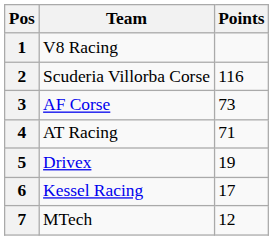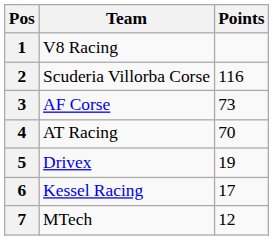(227, 133) 71 -> (227, 133) 70
